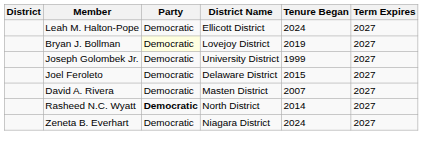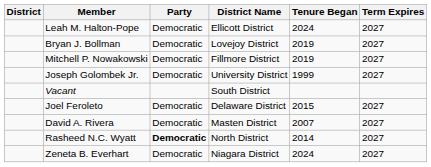(169, 43) lightyellow background -> (177, 43) no background
+ row: (97, 59)
+ row: (61, 91)
